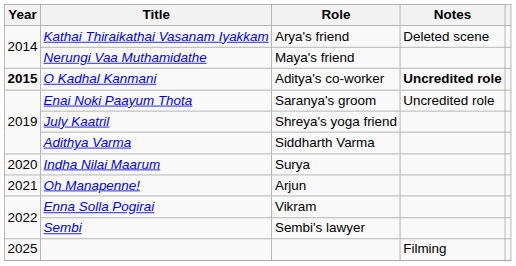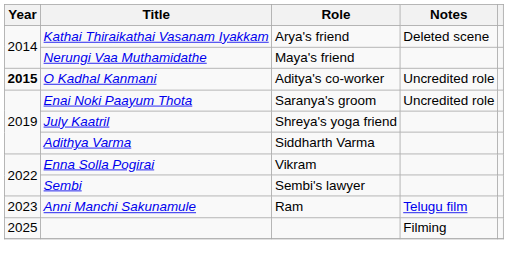(453, 79) bold -> (449, 79) normal
- row: (102, 164)
- row: (92, 185)
+ row: (120, 206)
